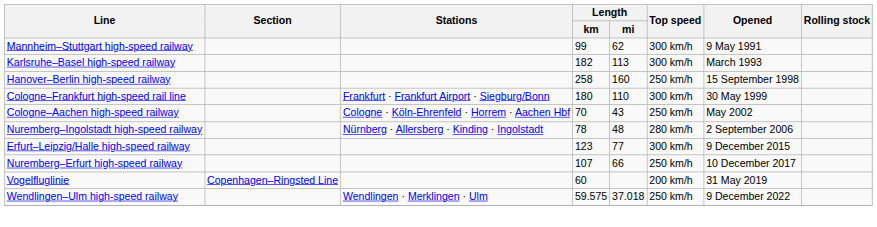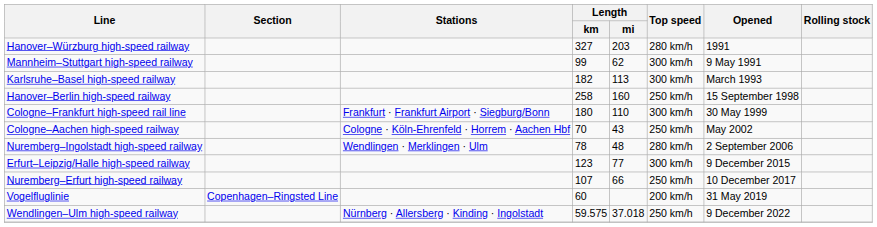+ row: (98, 46)
(443, 130) Nürnberg · Allersberg · Kinding · Ingolstadt -> (415, 146) Wendlingen · Merklingen · Ulm
(415, 197) Wendlingen · Merklingen · Ulm -> (443, 213) Nürnberg · Allersberg · Kinding · Ingolstadt
